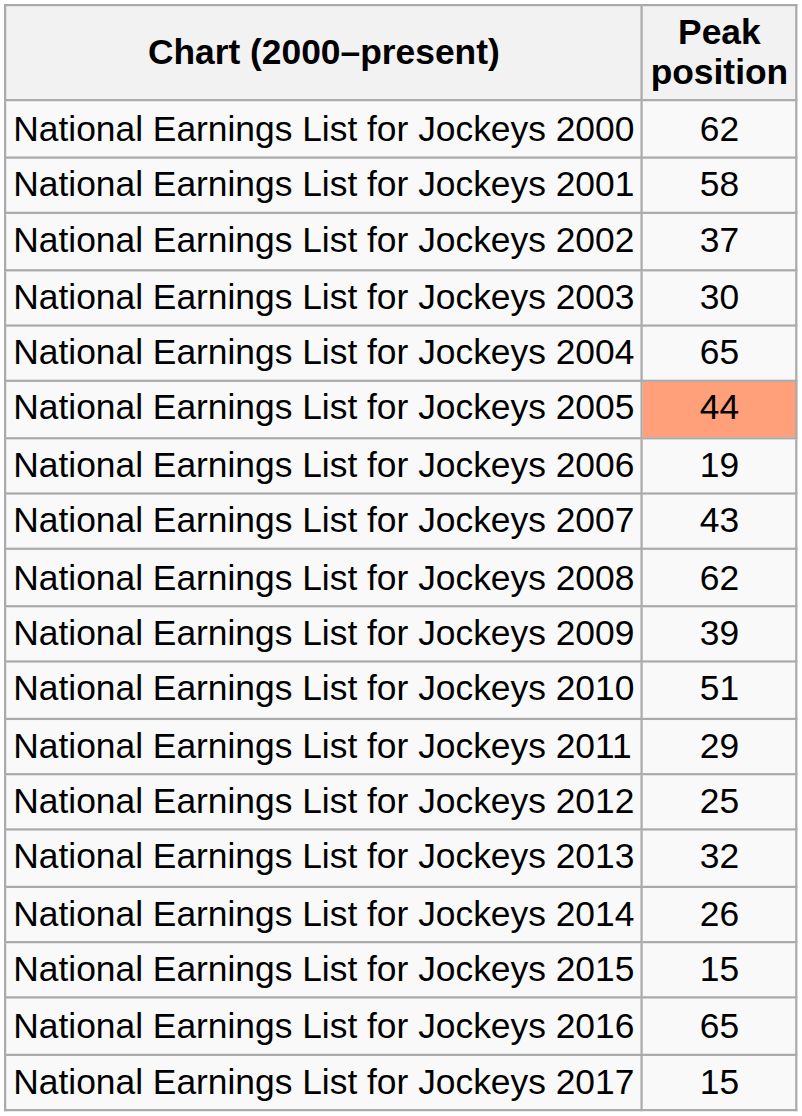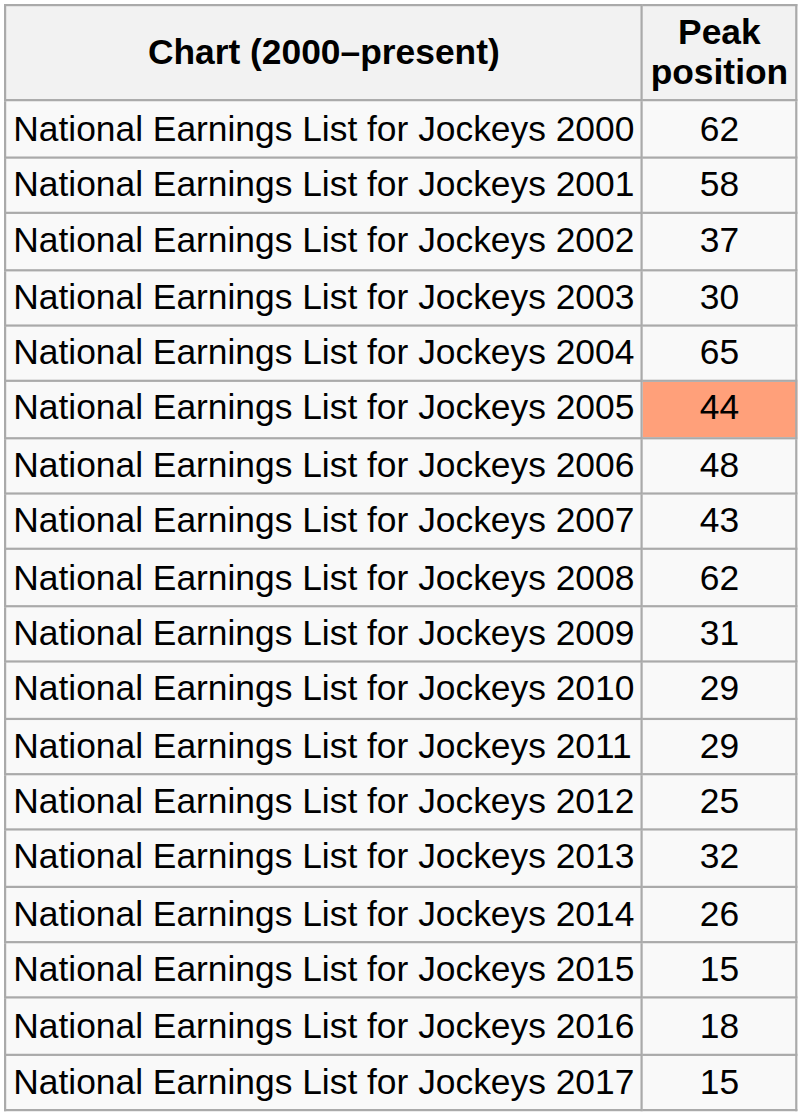(719, 464) 19 -> (719, 464) 48
(719, 633) 39 -> (719, 633) 31
(719, 689) 51 -> (719, 689) 29
(719, 1025) 65 -> (719, 1025) 18
